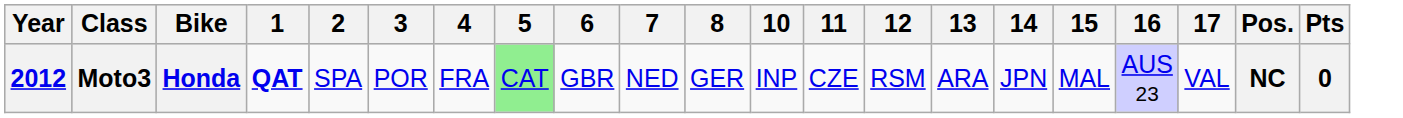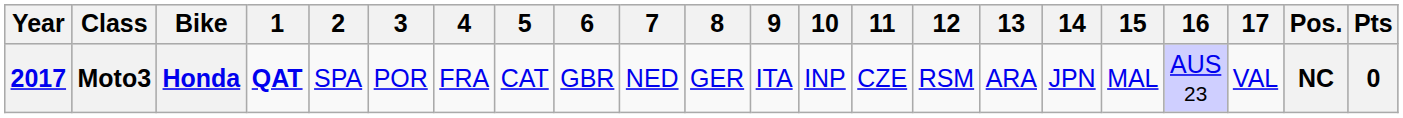+ column: (774, 24)
(38, 77) 2012 -> (38, 77) 2017
(525, 77) lightgreen background -> (525, 77) no background
